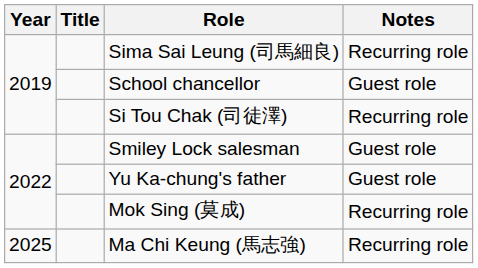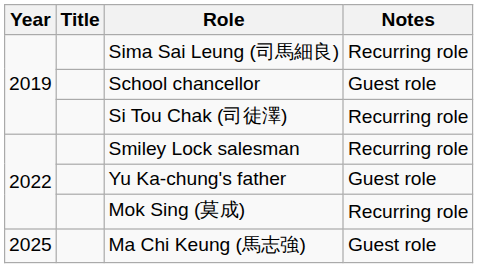(392, 148) Guest role -> (408, 148) Recurring role
(408, 245) Recurring role -> (392, 245) Guest role
